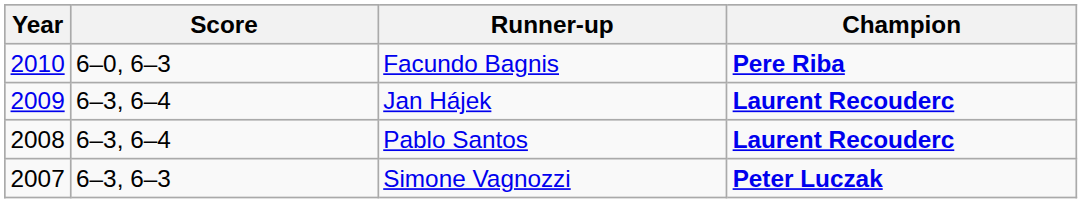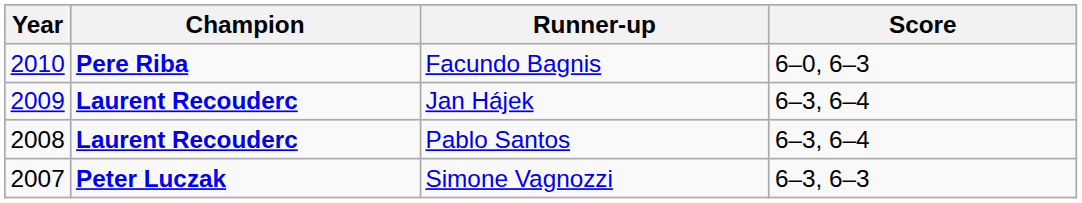columns swapped: (902, 24) <-> (224, 24)
